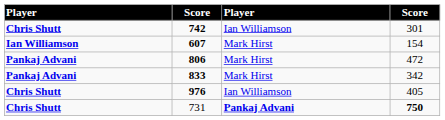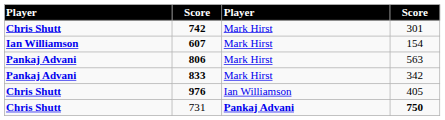(258, 28) Ian Williamson -> (248, 28) Mark Hirst
(415, 60) 472 -> (415, 60) 563
